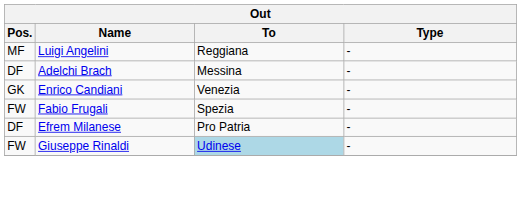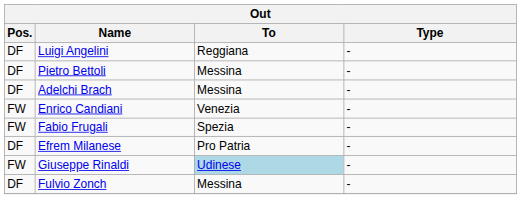(16, 52) MF -> (15, 52) DF
+ row: (72, 71)
(16, 90) GK -> (17, 109) FW
+ row: (72, 184)
